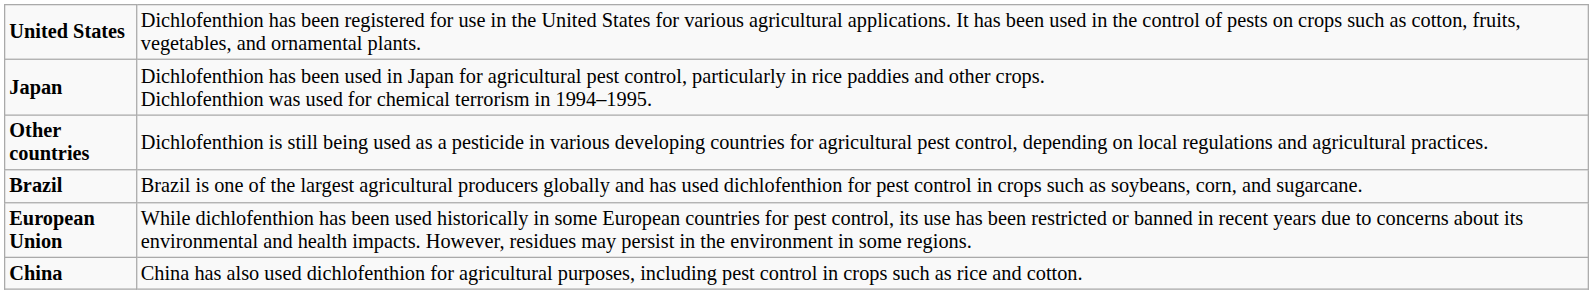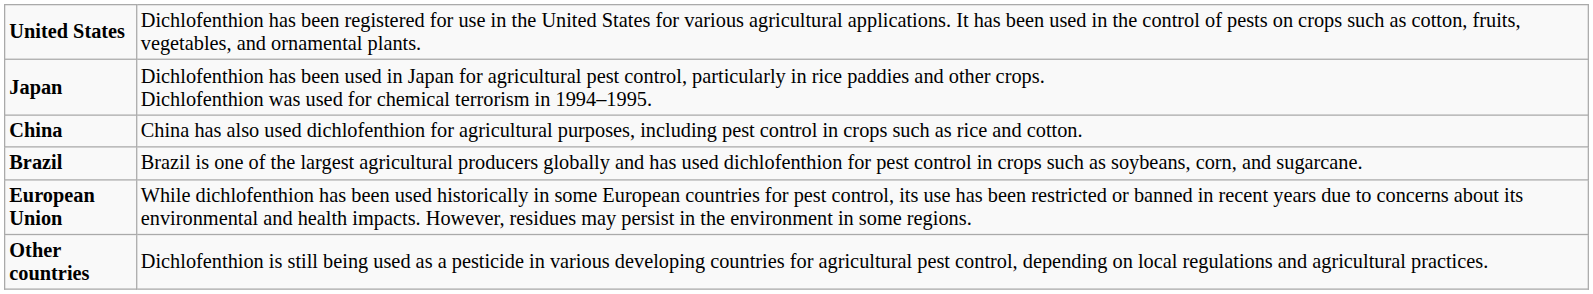rows swapped: (36, 273) <-> (49, 142)
